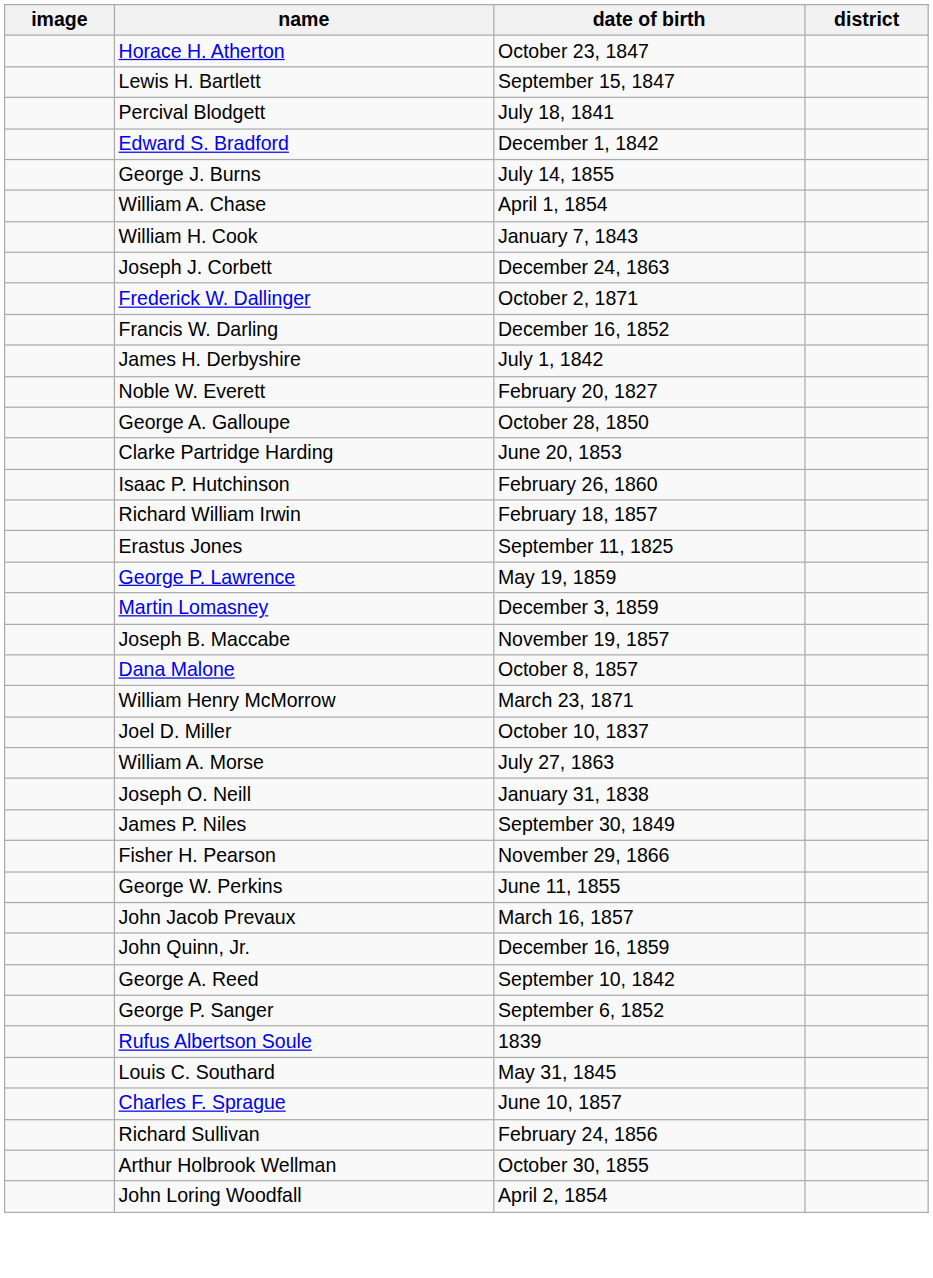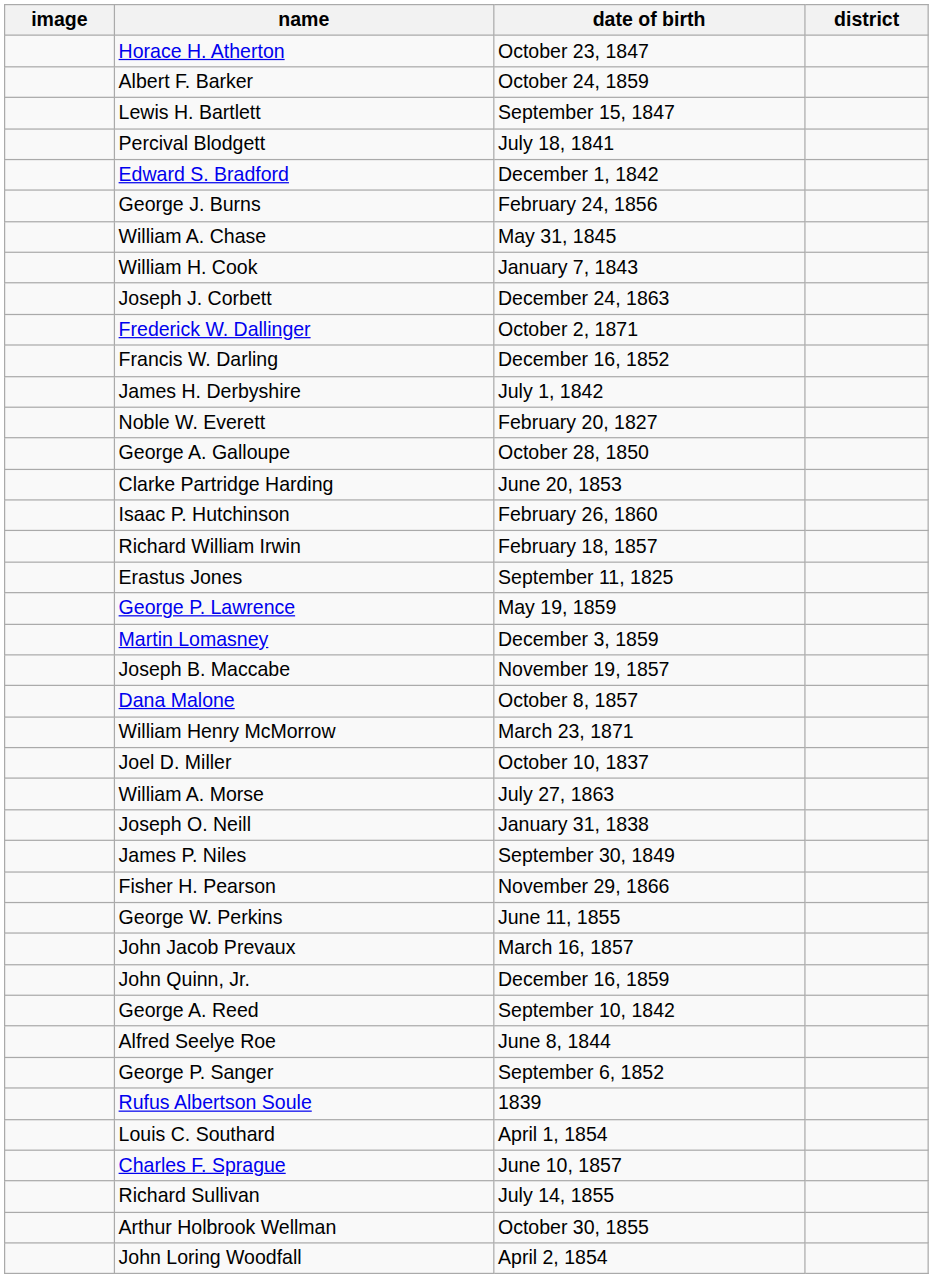+ row: (186, 81)
(556, 174) July 14, 1855 -> (578, 205) February 24, 1856
(553, 205) April 1, 1854 -> (557, 236) May 31, 1845
+ row: (197, 1041)
(557, 1072) May 31, 1845 -> (553, 1134) April 1, 1854
(578, 1134) February 24, 1856 -> (556, 1196) July 14, 1855
